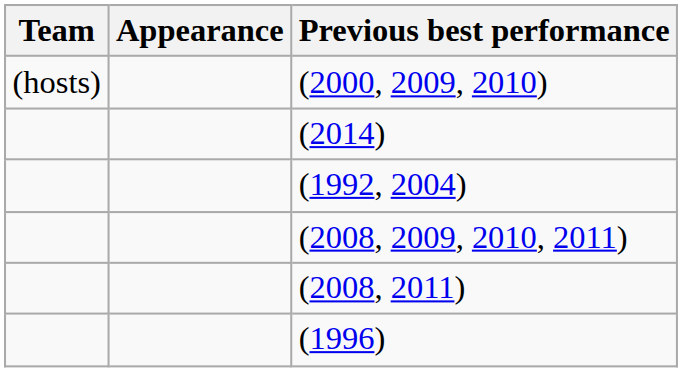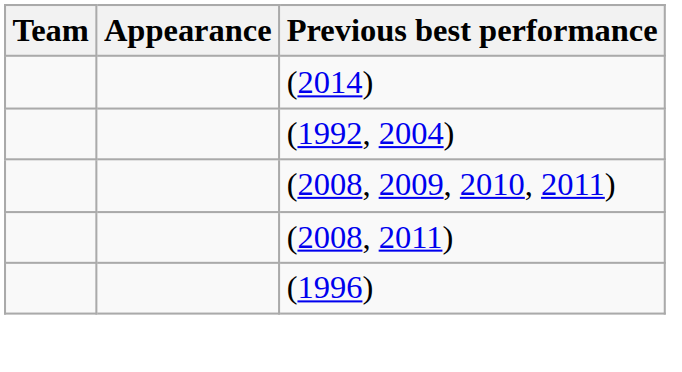- row: (423, 81)
